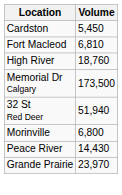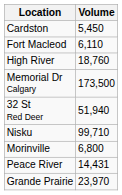(91, 45) 6,810 -> (90, 45) 6,110
+ row: (19, 133)
(94, 149) 14,430 -> (94, 165) 14,431
